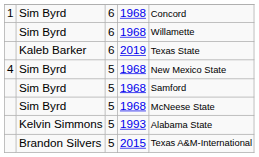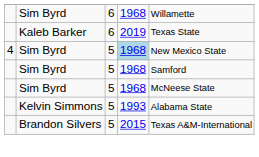- row: (10, 13)
(133, 69) no background -> (133, 50) lightblue background
